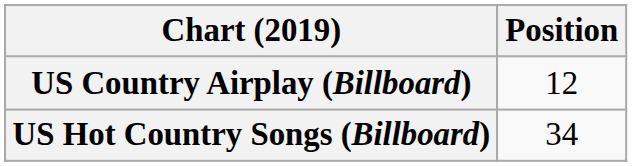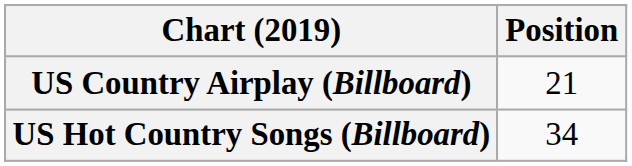(562, 82) 12 -> (562, 82) 21
